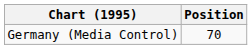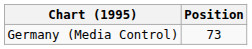(214, 35) 70 -> (214, 35) 73
